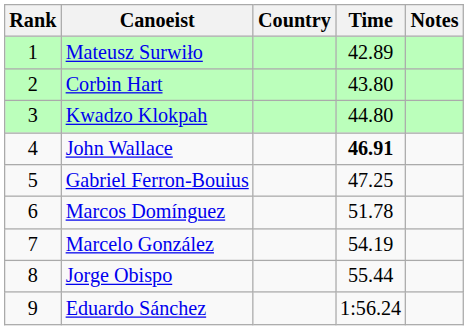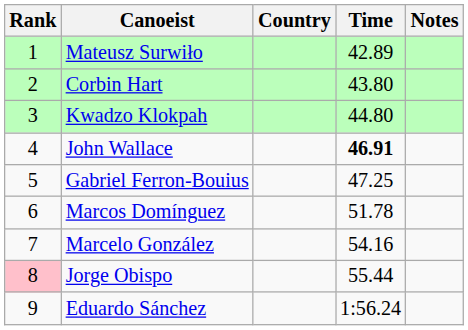(371, 244) 54.19 -> (371, 244) 54.16
(33, 276) no background -> (33, 276) pink background
